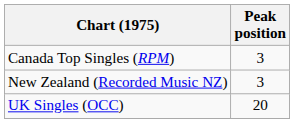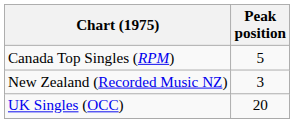(260, 57) 3 -> (260, 57) 5
